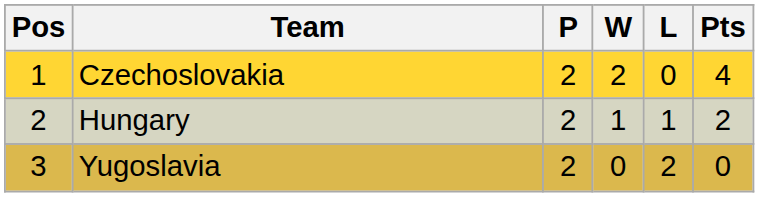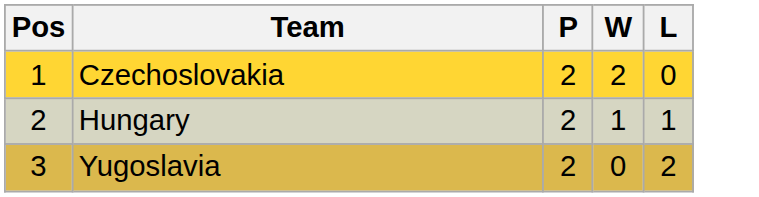- column: (723, 27)
